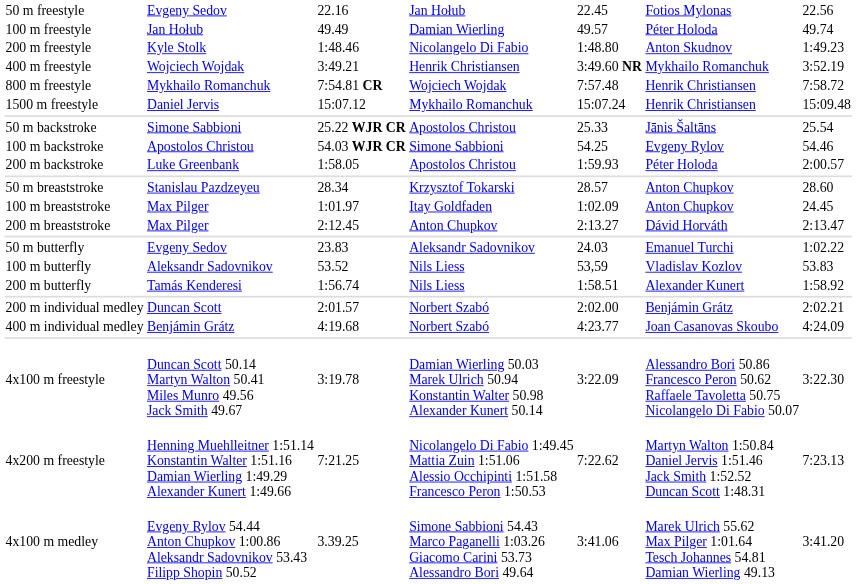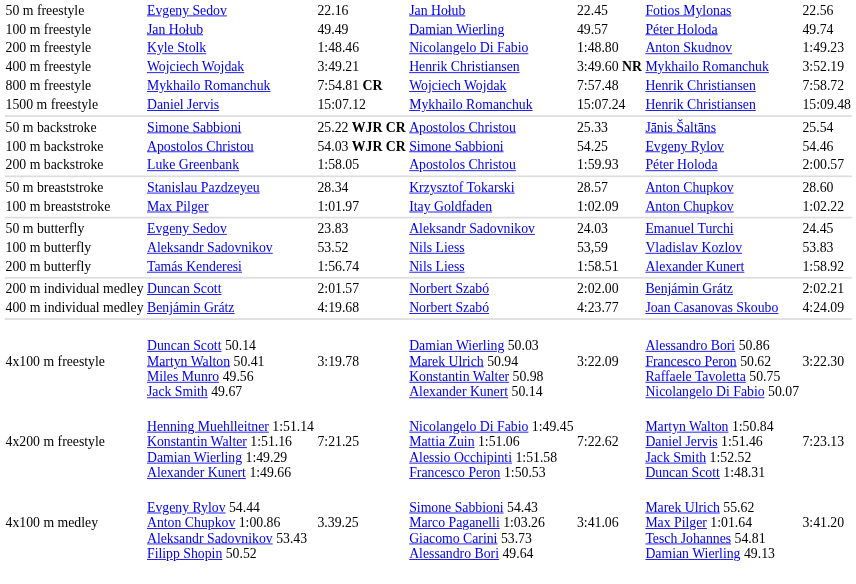(818, 206) 24.45 -> (823, 206) 1:02.22
- row: (58, 225)
(823, 247) 1:02.22 -> (818, 228) 24.45
